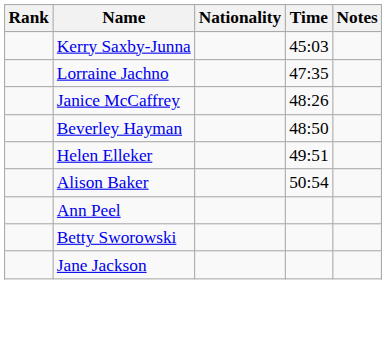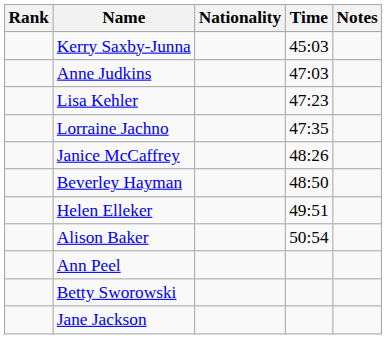+ row: (104, 73)
+ row: (97, 100)
